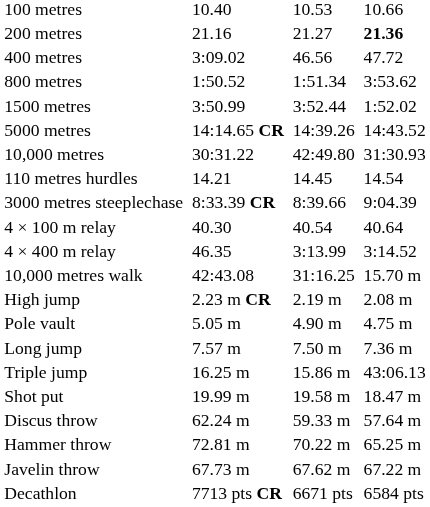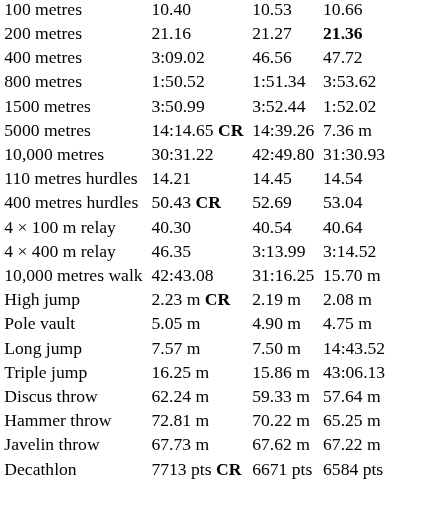(395, 130) 14:43.52 -> (347, 130) 7.36 m
+ row: (71, 202)
- row: (94, 202)
(388, 347) 7.36 m -> (354, 347) 14:43.52
- row: (34, 396)
